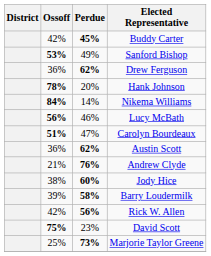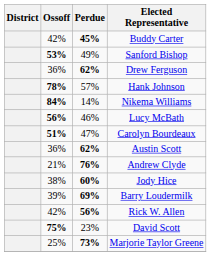(90, 86) 20% -> (90, 86) 57%
(90, 196) 58% -> (90, 196) 69%
